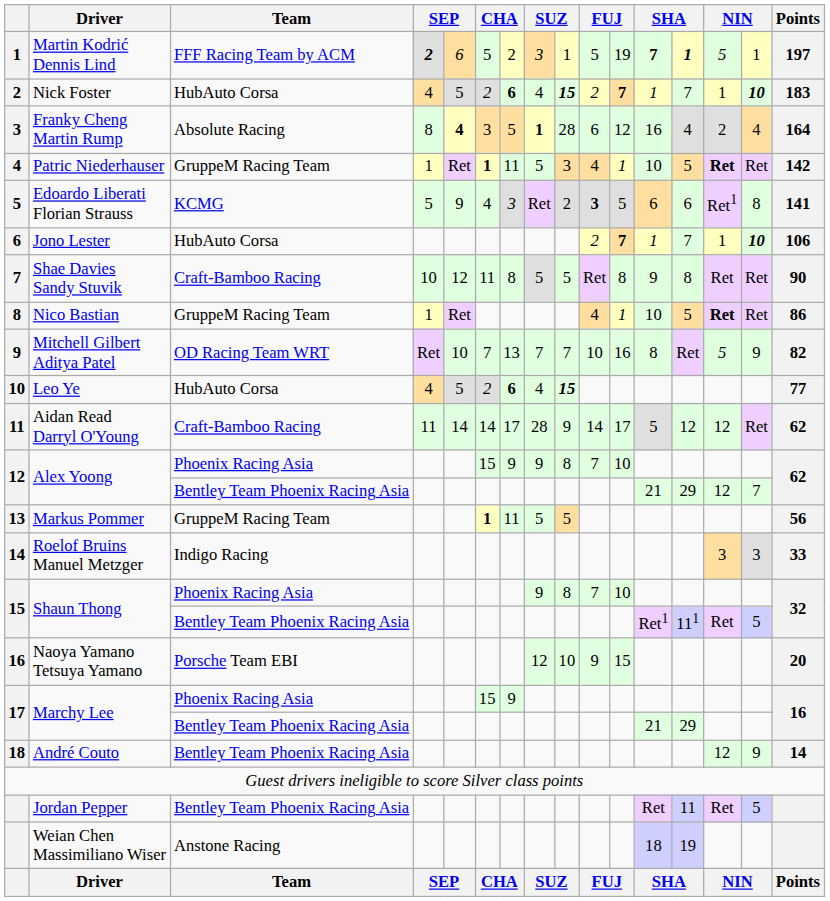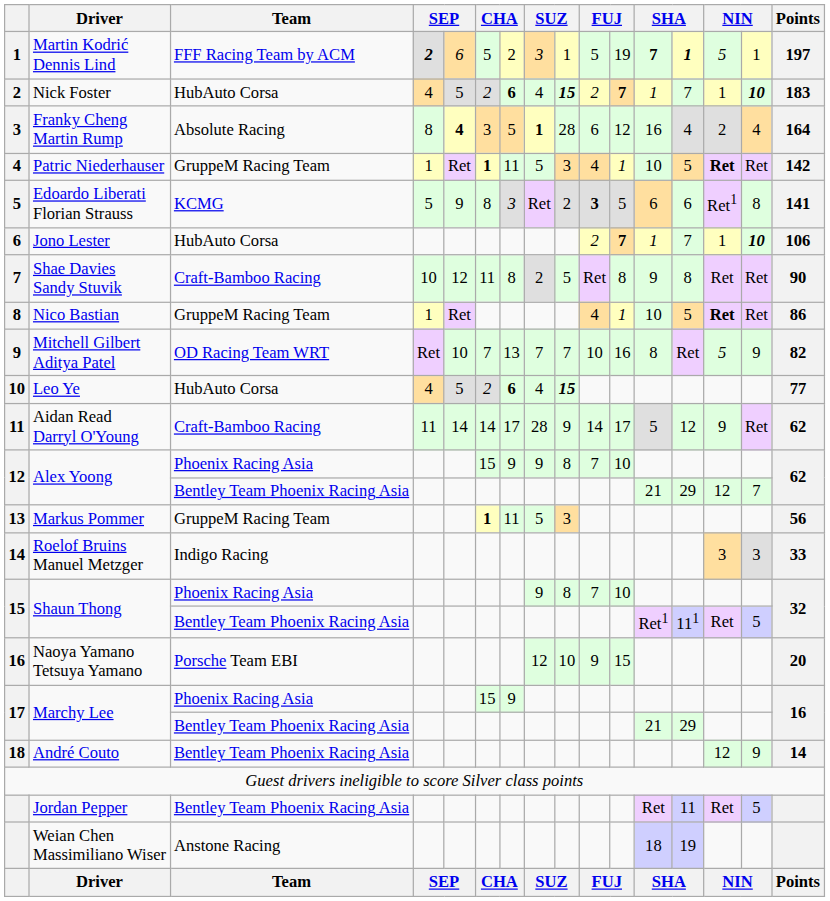(487, 203) 4 -> (487, 203) 8
(539, 277) 5 -> (539, 277) 2
(722, 426) 12 -> (722, 426) 9
(567, 518) 5 -> (567, 518) 3
